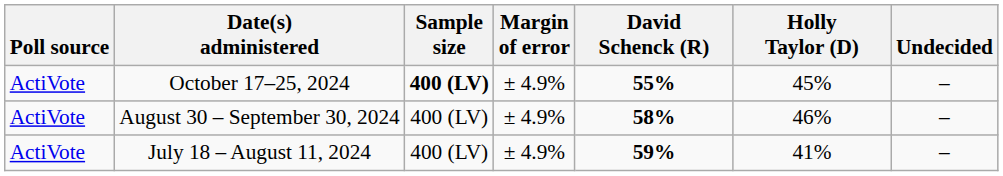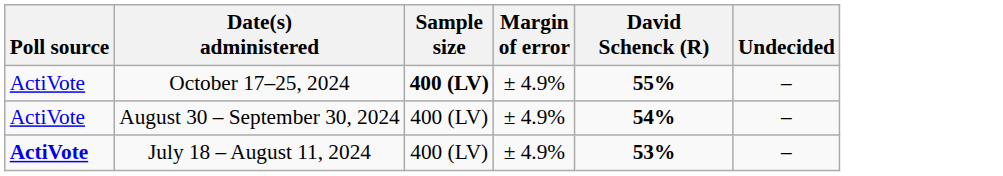- column: (812, 35)
(654, 117) 58% -> (654, 117) 54%
(47, 153) normal -> (49, 153) bold
(654, 153) 59% -> (654, 153) 53%
